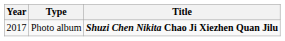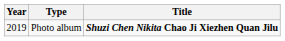(17, 28) 2017 -> (17, 28) 2019
